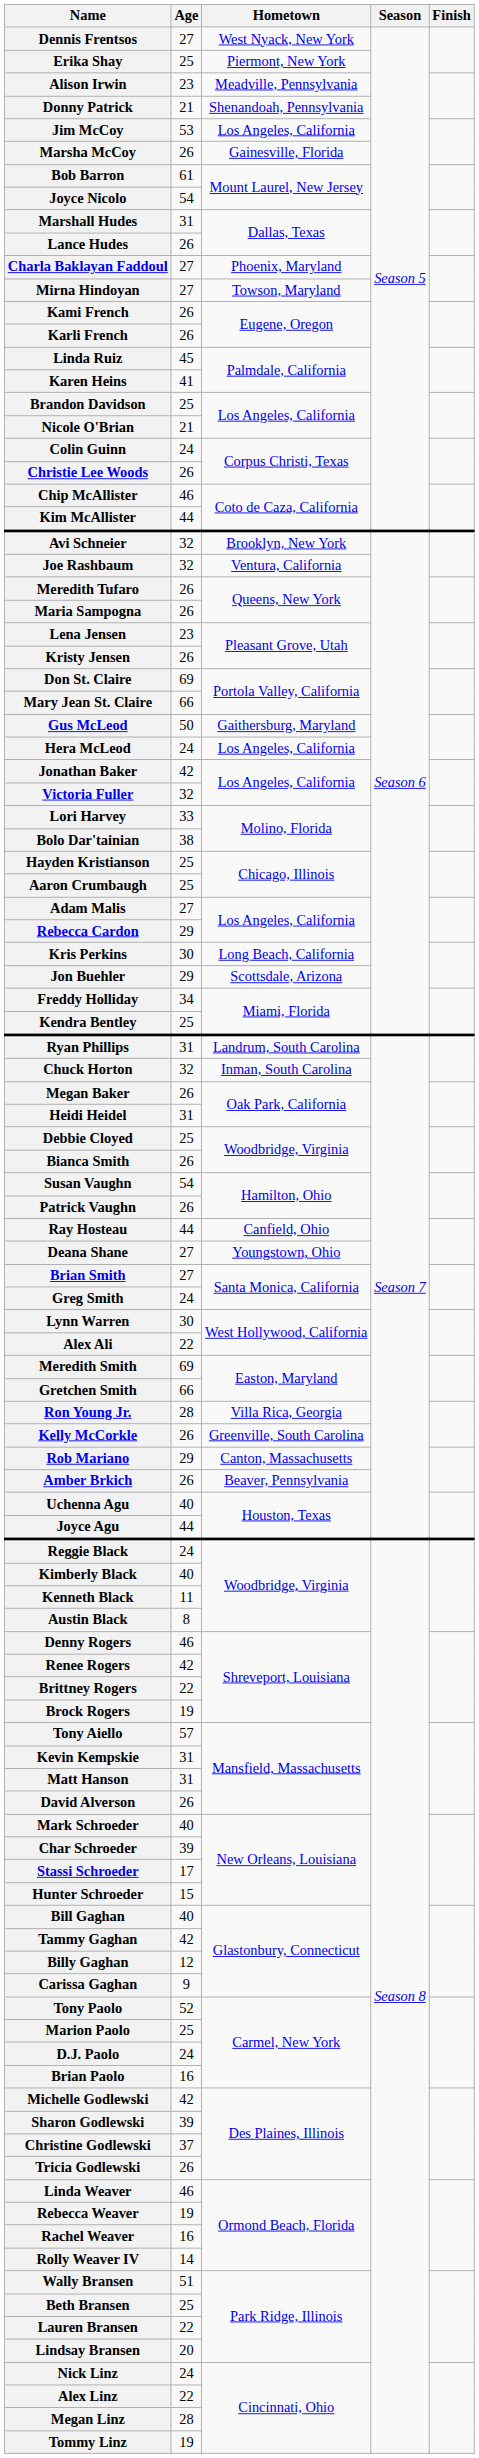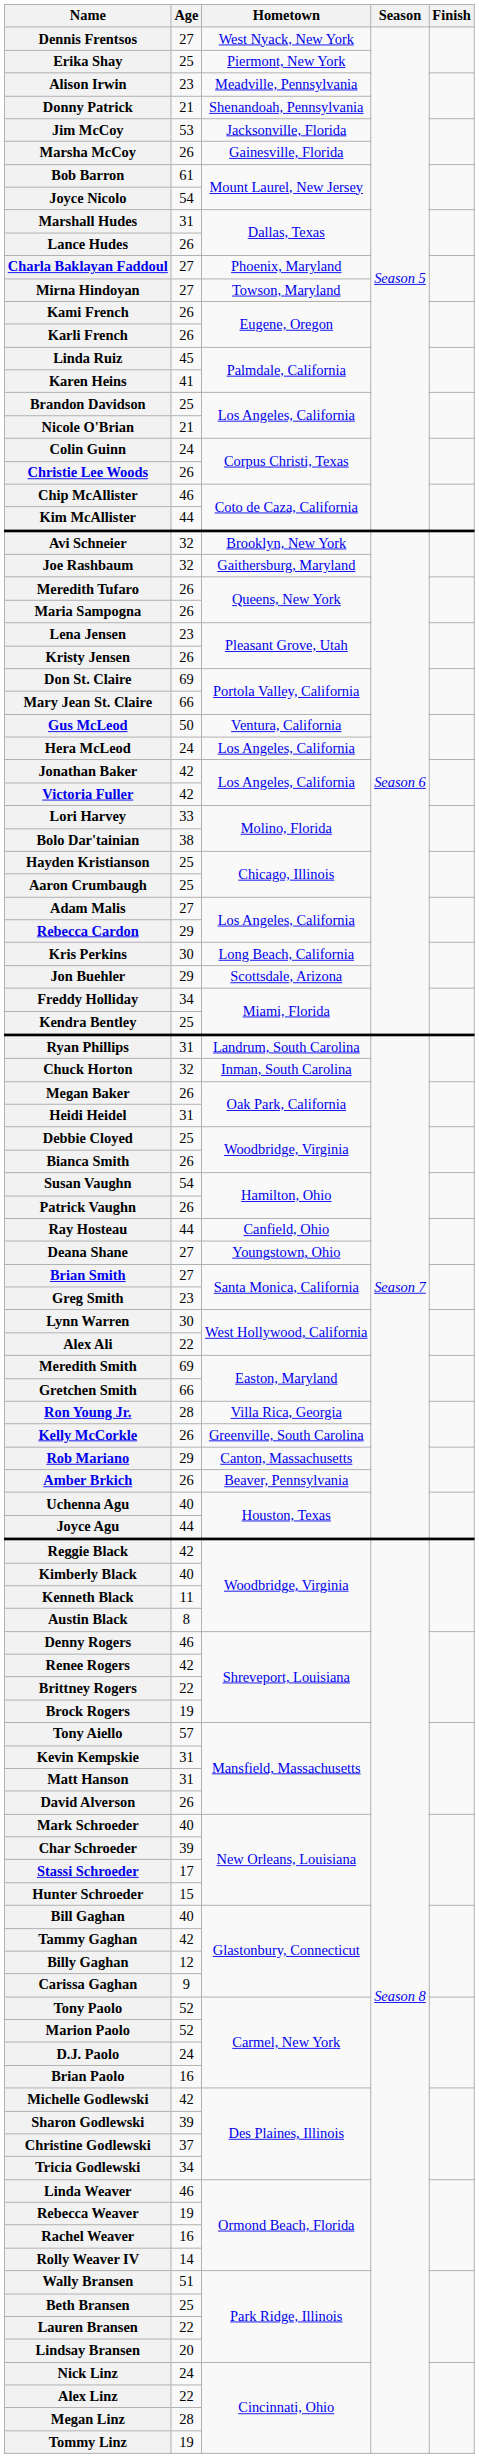(286, 130) Los Angeles, California -> (286, 130) Jacksonville, Florida
(286, 565) Ventura, California -> (286, 565) Gaithersburg, Maryland
(286, 725) Gaithersburg, Maryland -> (286, 725) Ventura, California
(186, 794) 32 -> (186, 794) 42
(186, 1298) 24 -> (186, 1298) 23
(186, 1551) 24 -> (186, 1551) 42
(186, 2031) 25 -> (186, 2031) 52
(186, 2168) 26 -> (186, 2168) 34
